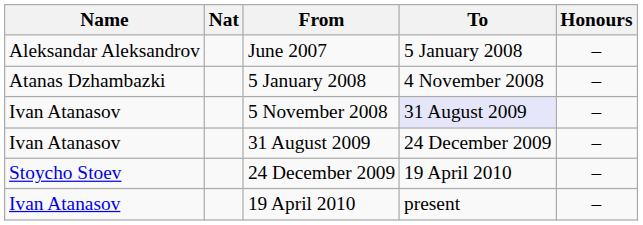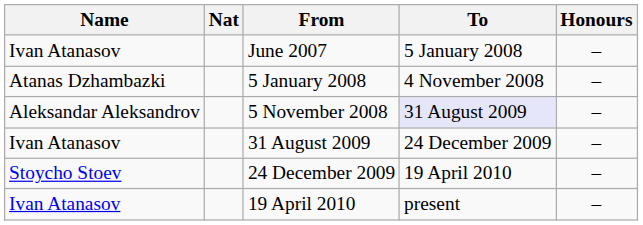(104, 50) Aleksandar Aleksandrov -> (65, 50) Ivan Atanasov
(65, 111) Ivan Atanasov -> (104, 111) Aleksandar Aleksandrov
